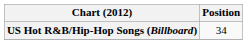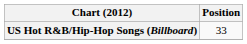(221, 30) 34 -> (221, 30) 33
